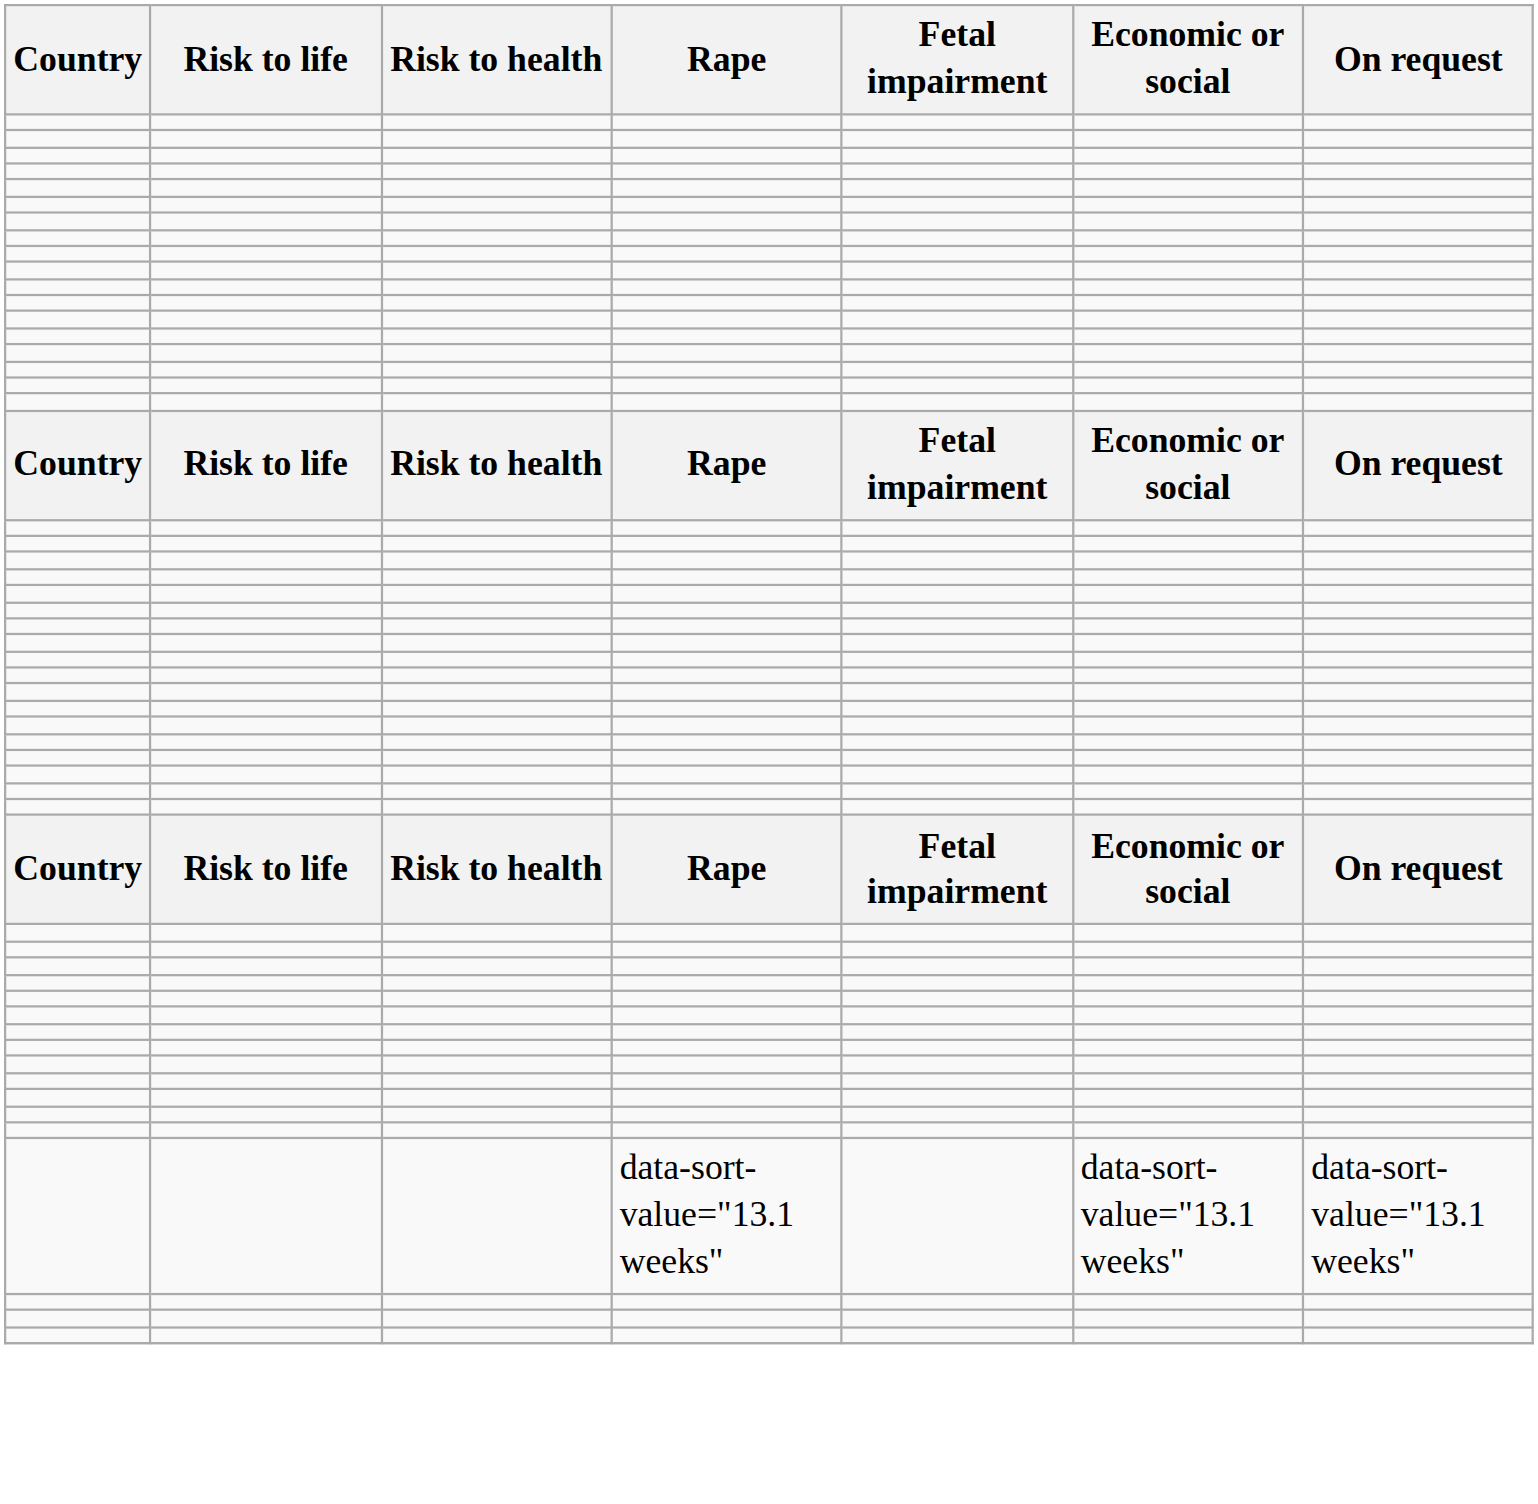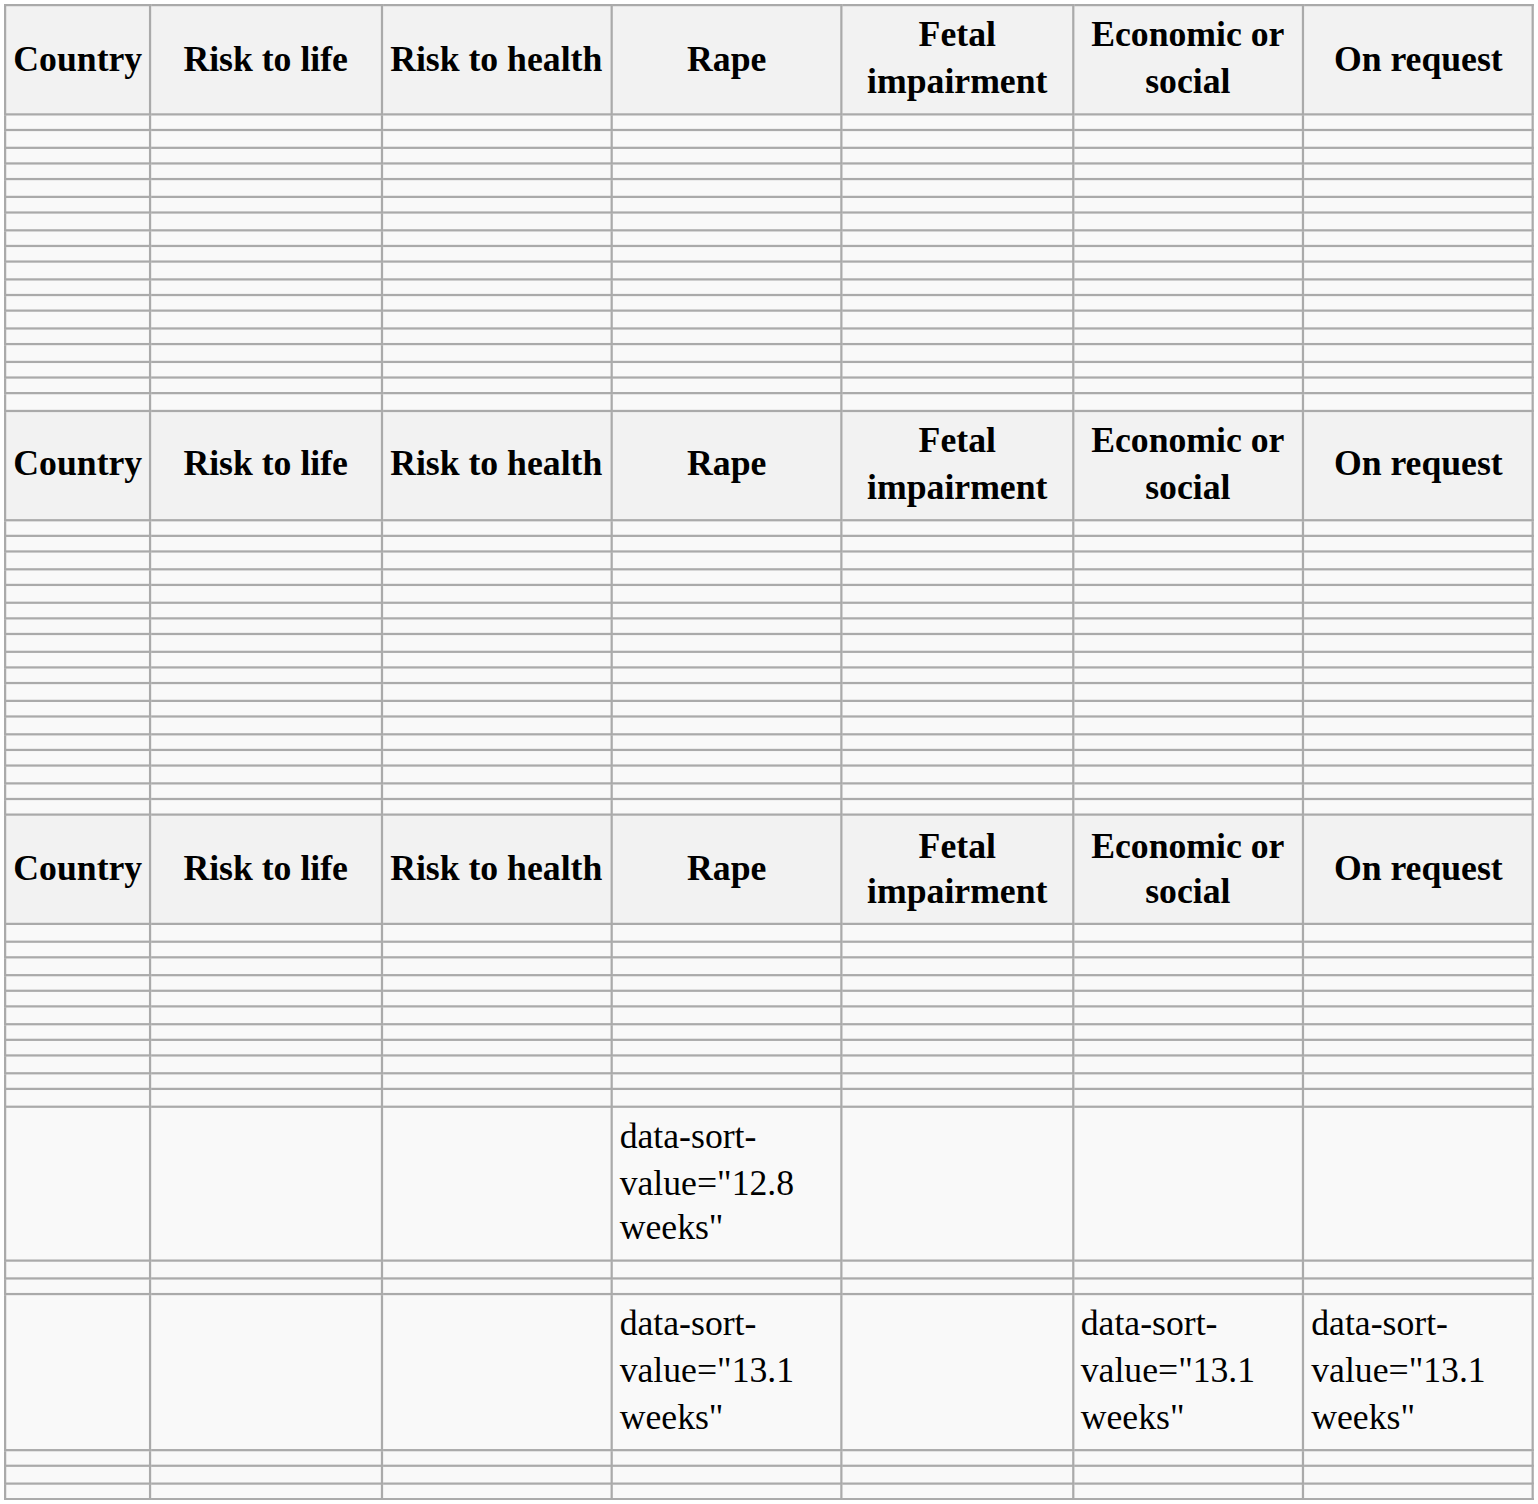+ row: (78, 1183)
